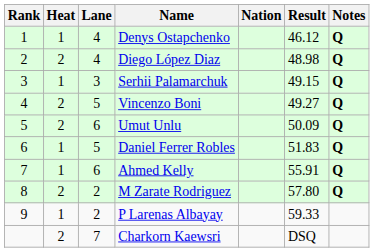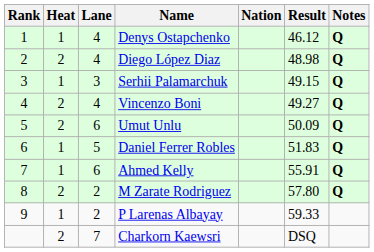(97, 103) 5 -> (97, 103) 4
